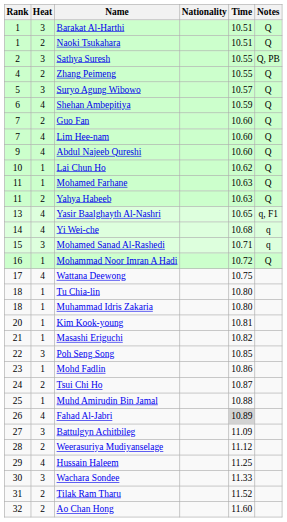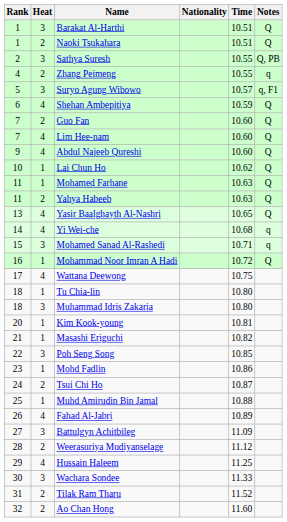(268, 74) Q -> (268, 74) q
(268, 90) Q -> (268, 90) q, F1
(268, 214) q, F1 -> (268, 214) Q
(43, 307) 1 -> (43, 307) 3
(242, 416) lightgrey background -> (242, 416) no background
